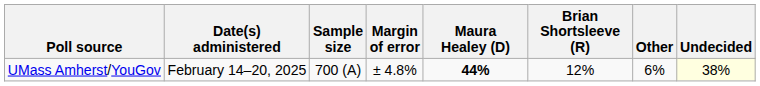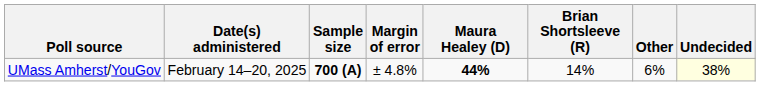(338, 70) normal -> (338, 70) bold
(580, 70) 12% -> (580, 70) 14%
